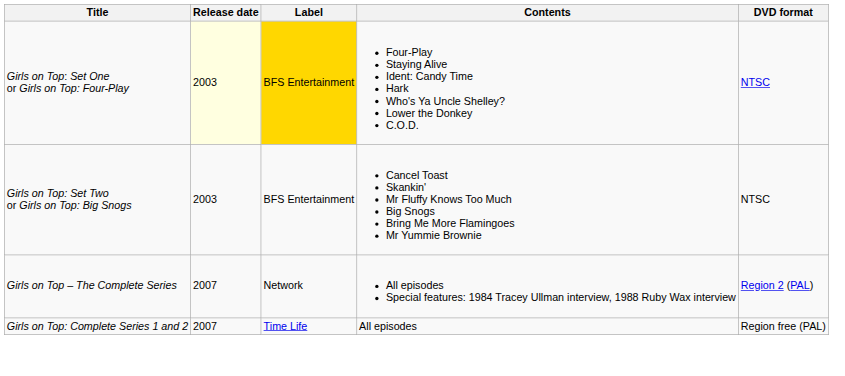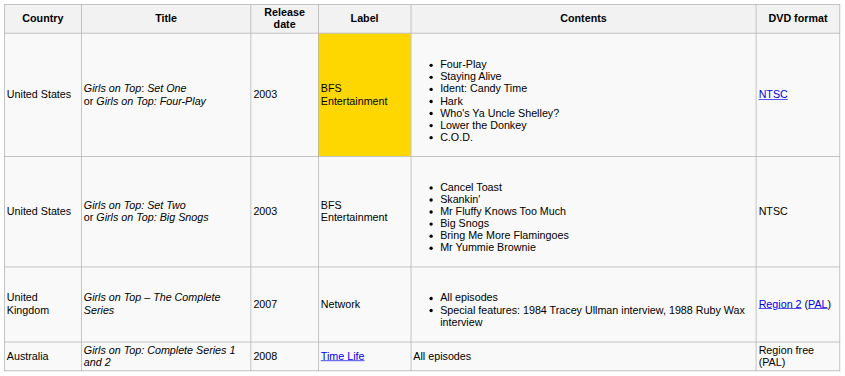+ column: (43, 19)
(205, 82) lightyellow background -> (265, 94) no background
(205, 326) 2007 -> (265, 356) 2008
